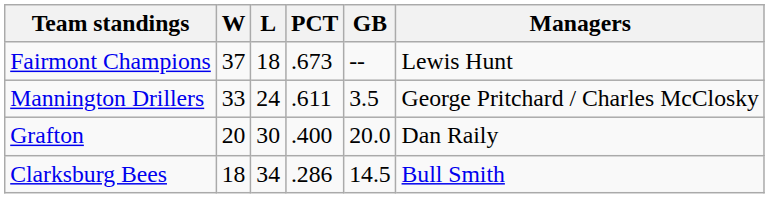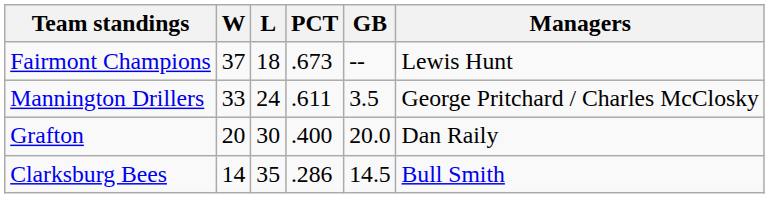(234, 173) 18 -> (234, 173) 14
(268, 173) 34 -> (268, 173) 35
